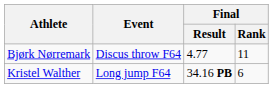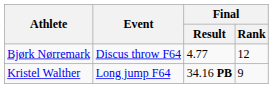(243, 54) 11 -> (244, 54) 12
(241, 73) 6 -> (241, 73) 9
